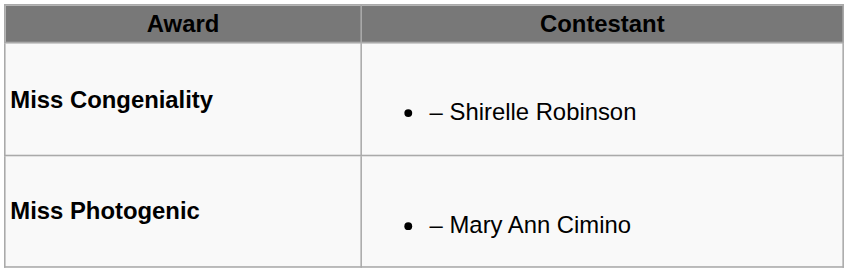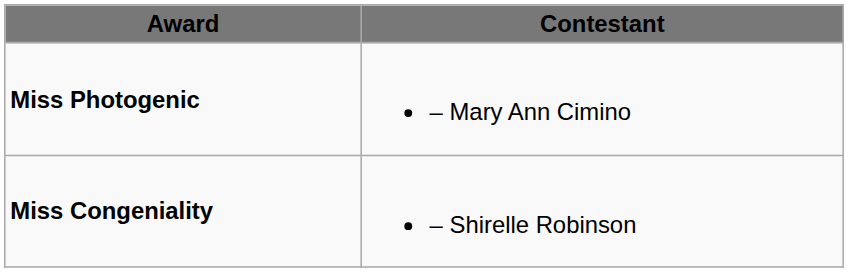rows swapped: (112, 99) <-> (105, 211)
